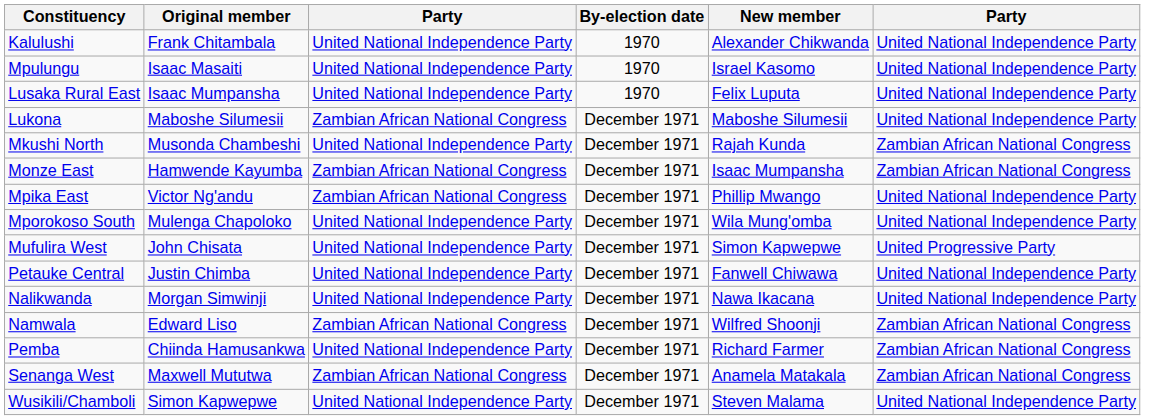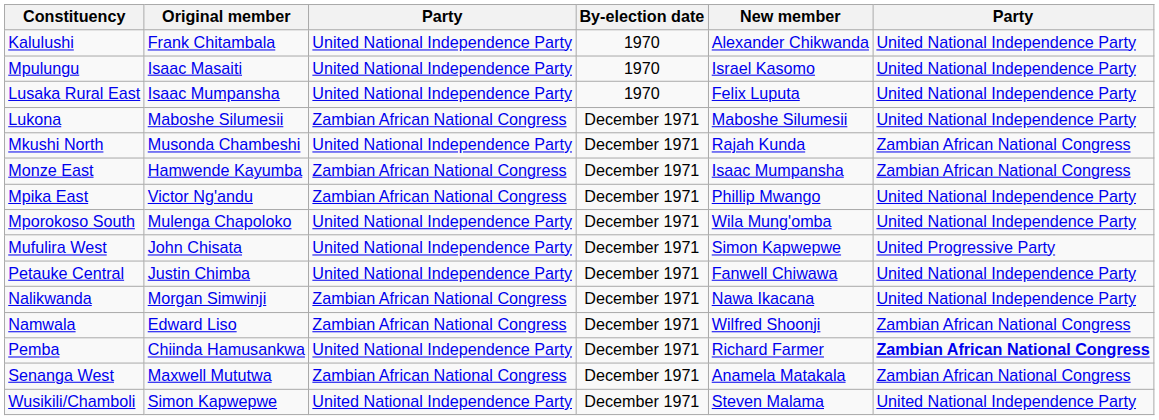(442, 299) United National Independence Party -> (439, 299) Zambian African National Congress
(1003, 350) normal -> (1013, 350) bold
